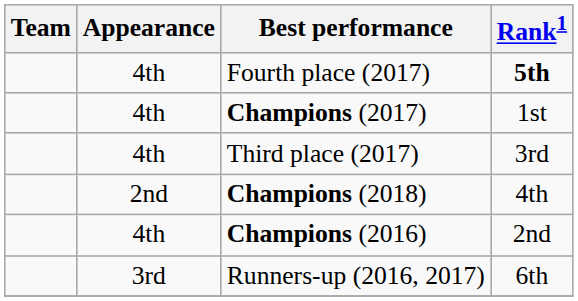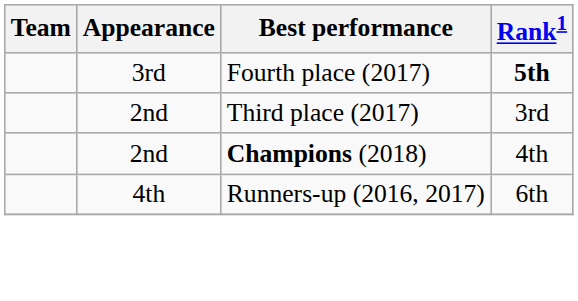(149, 72) 4th -> (149, 72) 3rd
- row: (327, 112)
(149, 153) 4th -> (149, 112) 2nd
- row: (327, 234)
(149, 275) 3rd -> (149, 194) 4th
